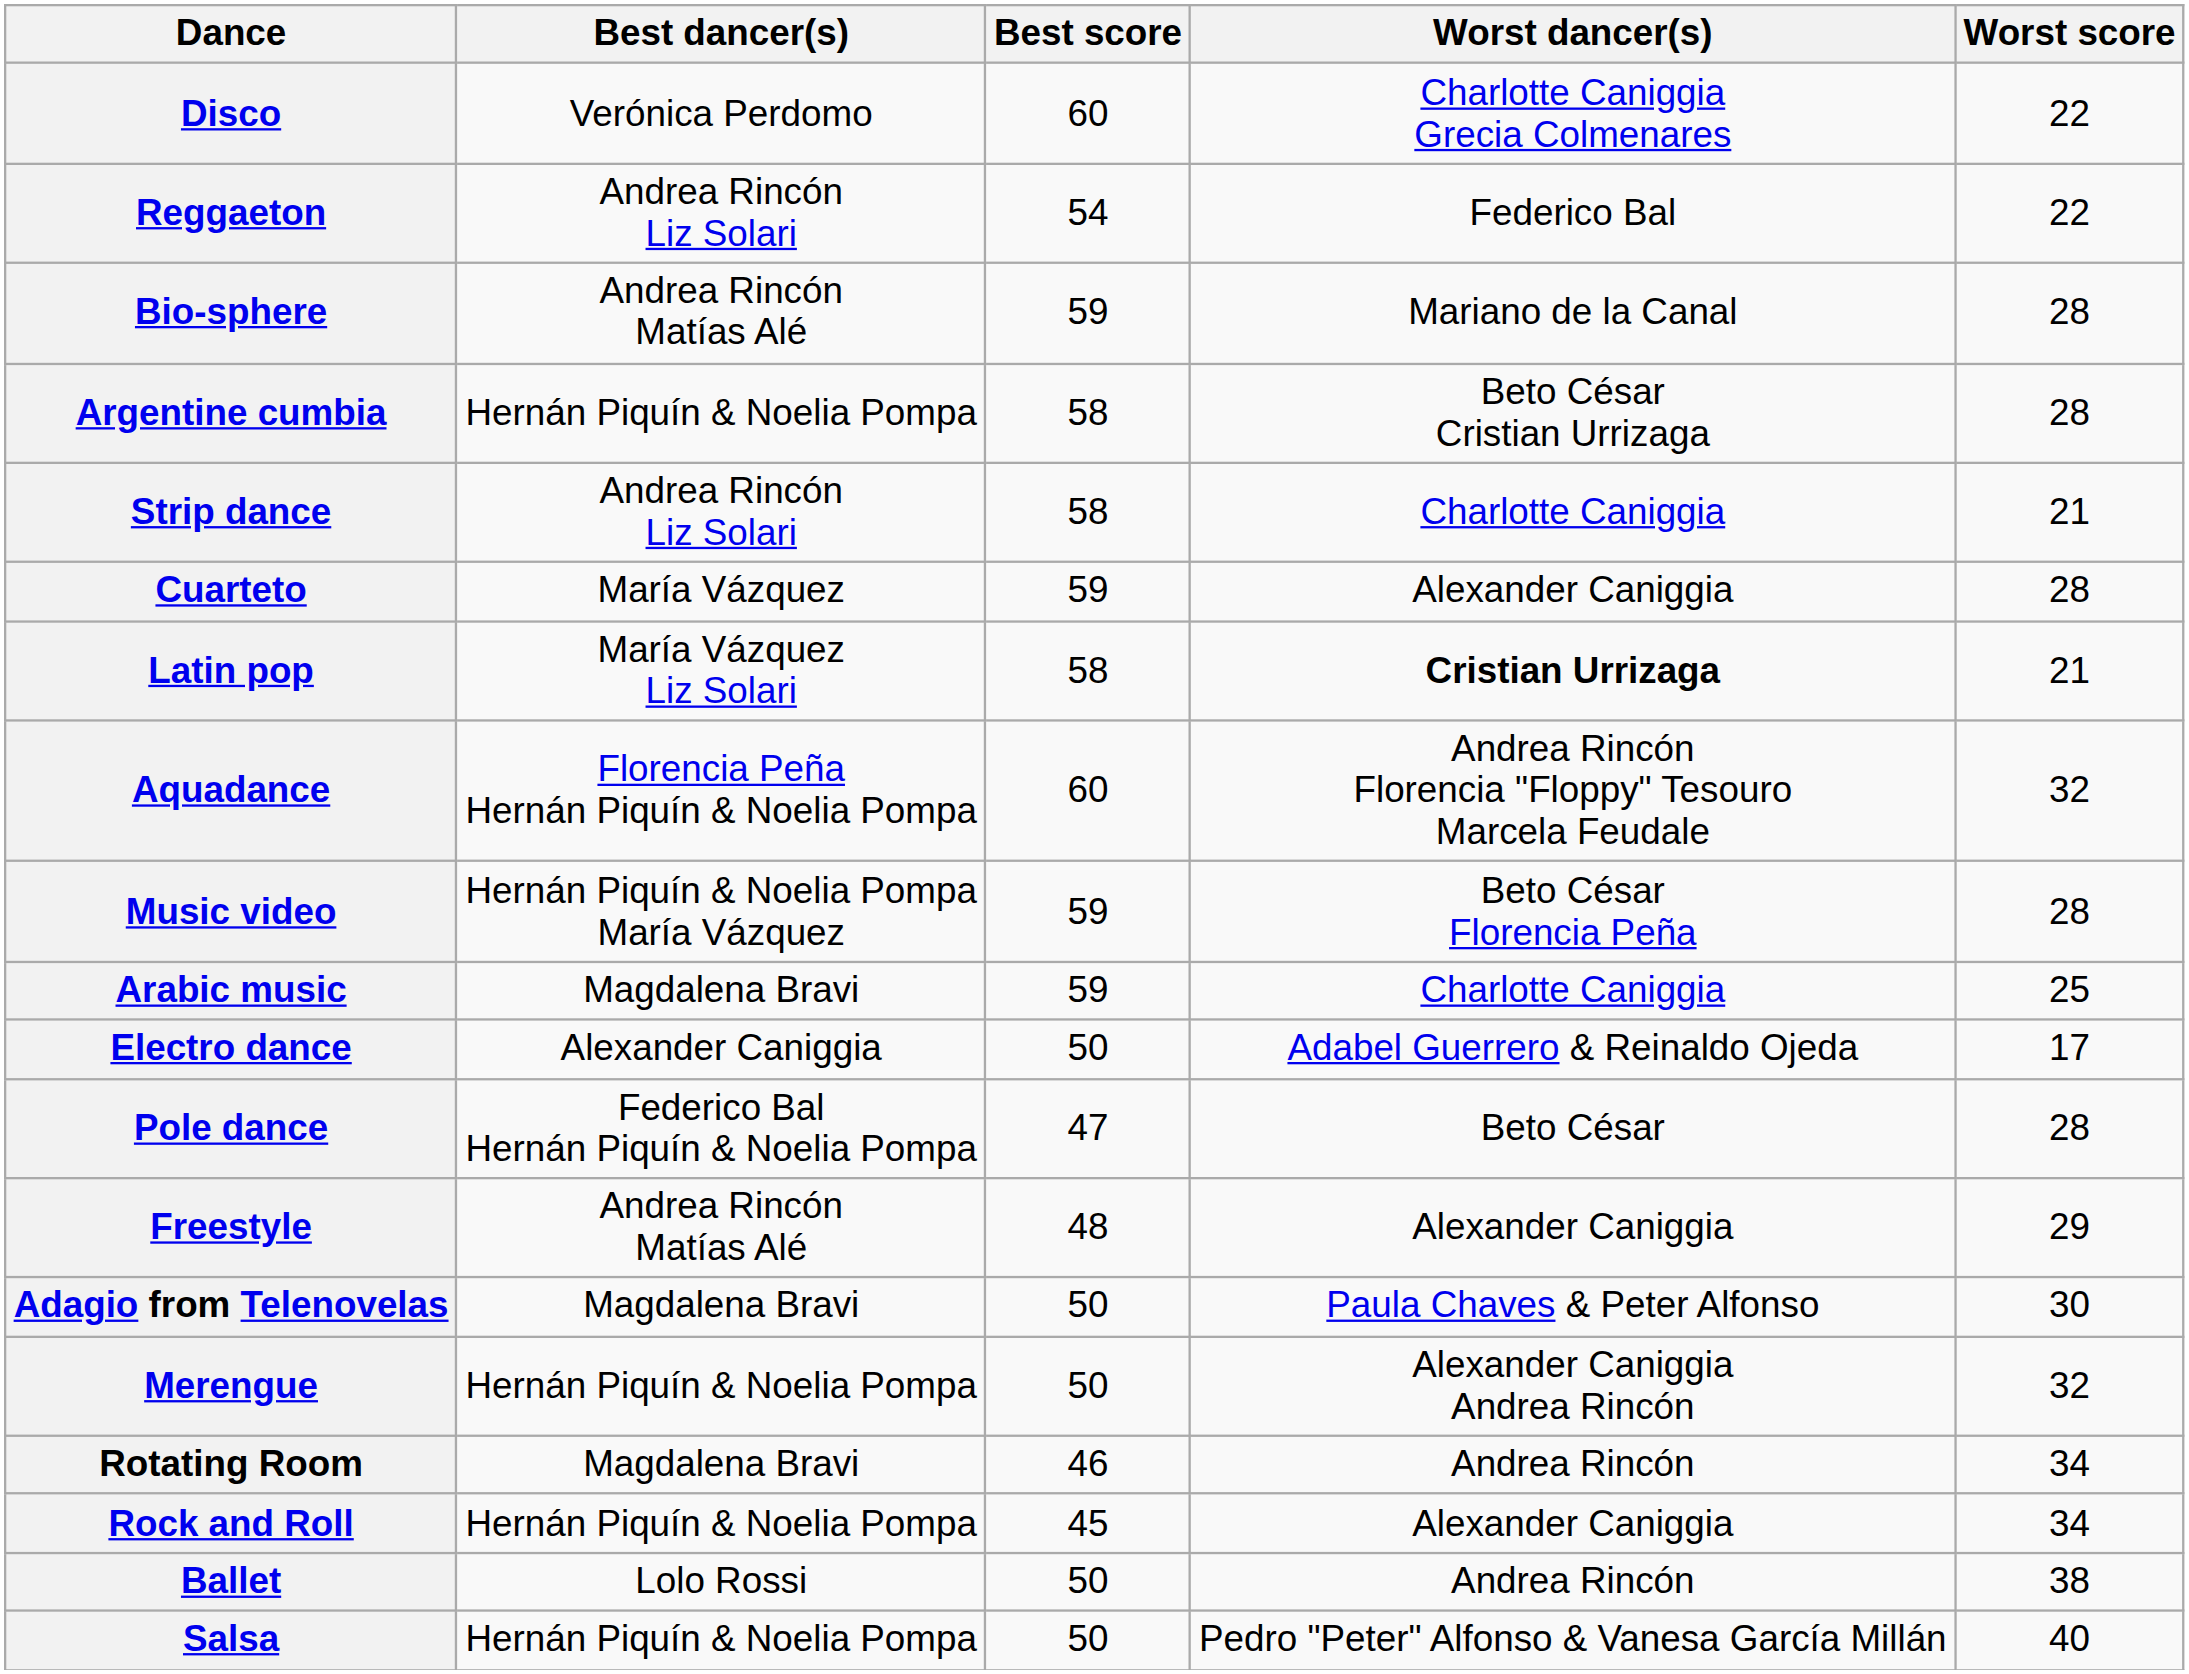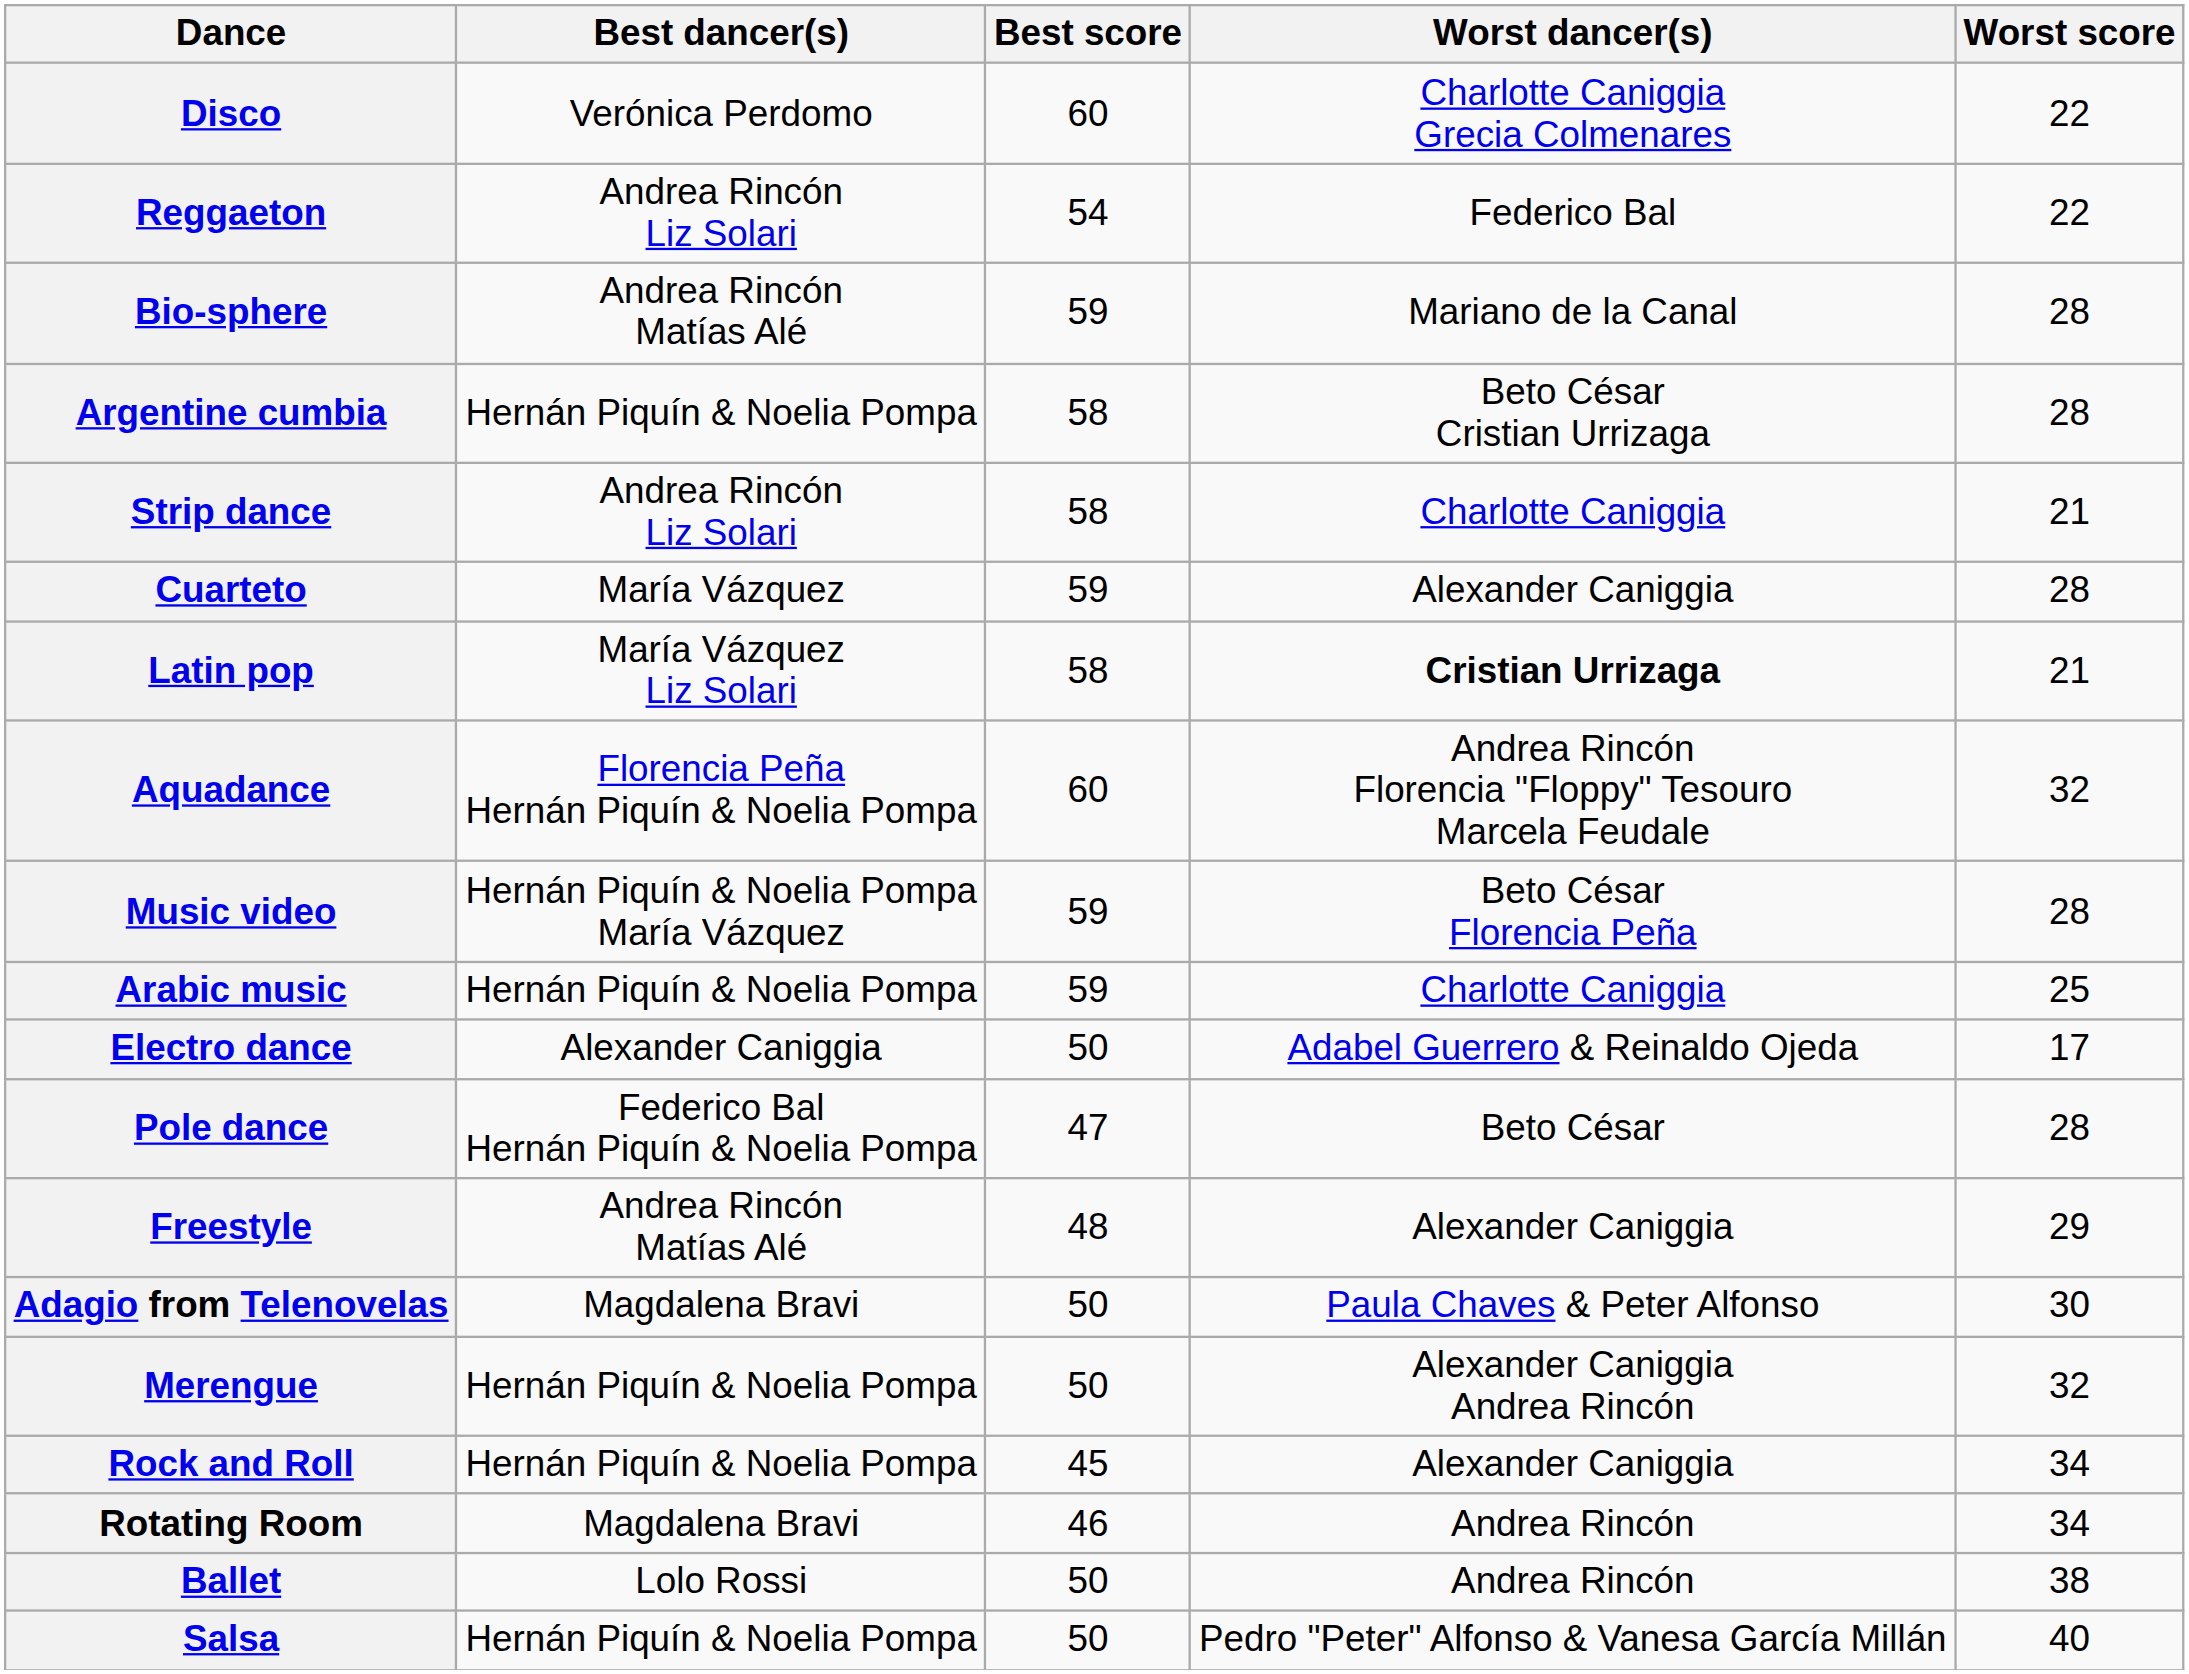(721, 989) Magdalena Bravi -> (721, 989) Hernán Piquín & Noelia Pompa
rows swapped: (231, 1522) <-> (231, 1464)
